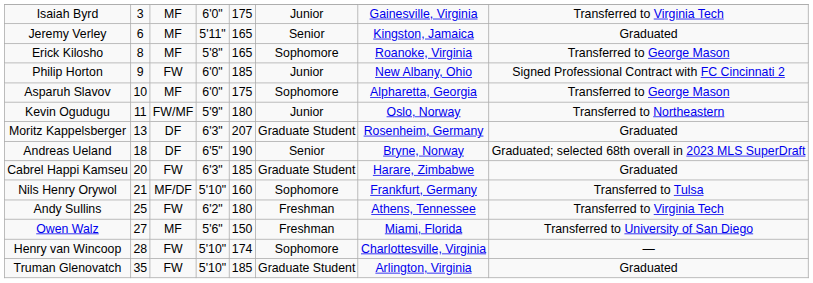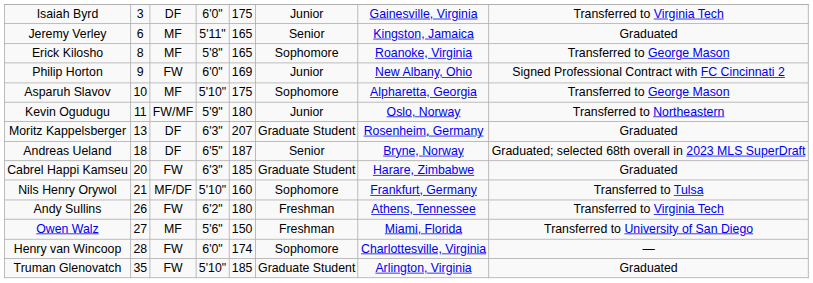(173, 14) MF -> (173, 14) DF
(242, 72) 185 -> (242, 72) 169
(213, 92) 6'0" -> (213, 92) 5'10"
(242, 151) 190 -> (242, 151) 187
(140, 209) 25 -> (140, 209) 26
(213, 248) 5'10" -> (213, 248) 6'0"
